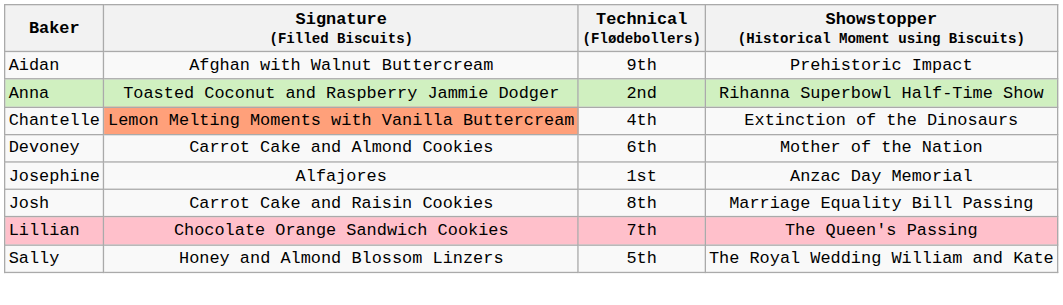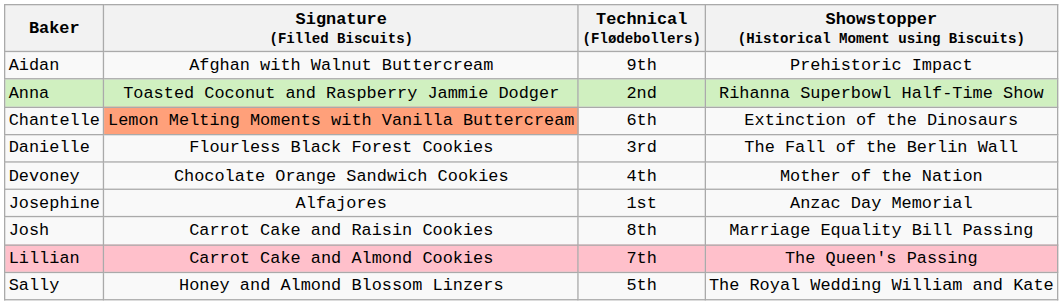(642, 121) 4th -> (642, 121) 6th
+ row: (49, 148)
(341, 148) Carrot Cake and Almond Cookies -> (341, 176) Chocolate Orange Sandwich Cookies
(642, 148) 6th -> (642, 176) 4th
(341, 231) Chocolate Orange Sandwich Cookies -> (341, 258) Carrot Cake and Almond Cookies
